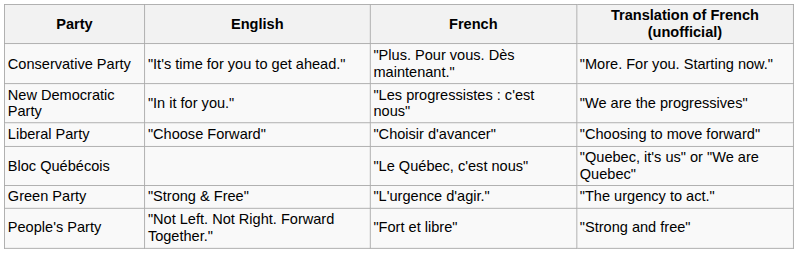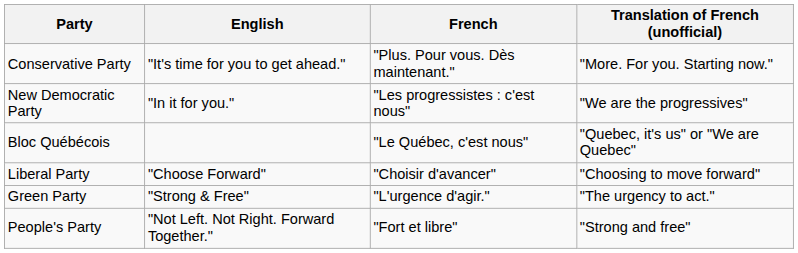rows swapped: (49, 134) <-> (59, 165)
